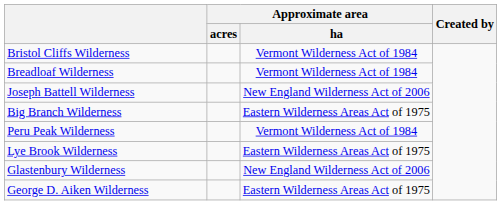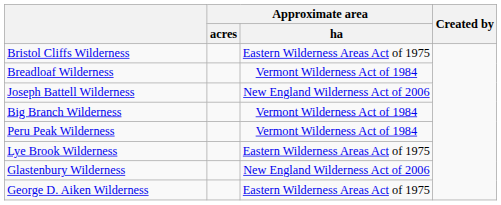(336, 53) Vermont Wilderness Act of 1984 -> (336, 53) Eastern Wilderness Areas Act of 1975
(336, 111) Eastern Wilderness Areas Act of 1975 -> (336, 111) Vermont Wilderness Act of 1984
